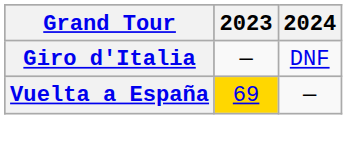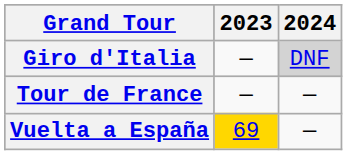(310, 59) no background -> (310, 59) lightgrey background
+ row: (110, 95)
